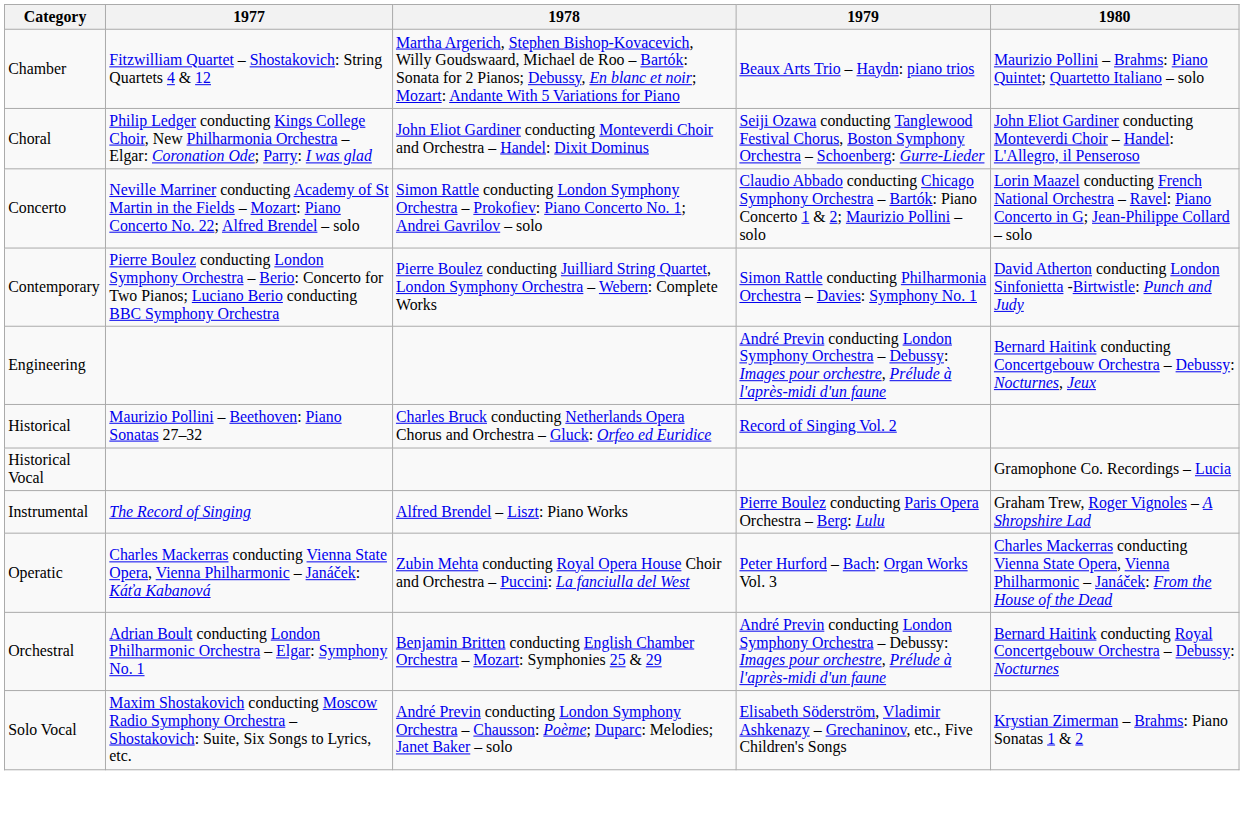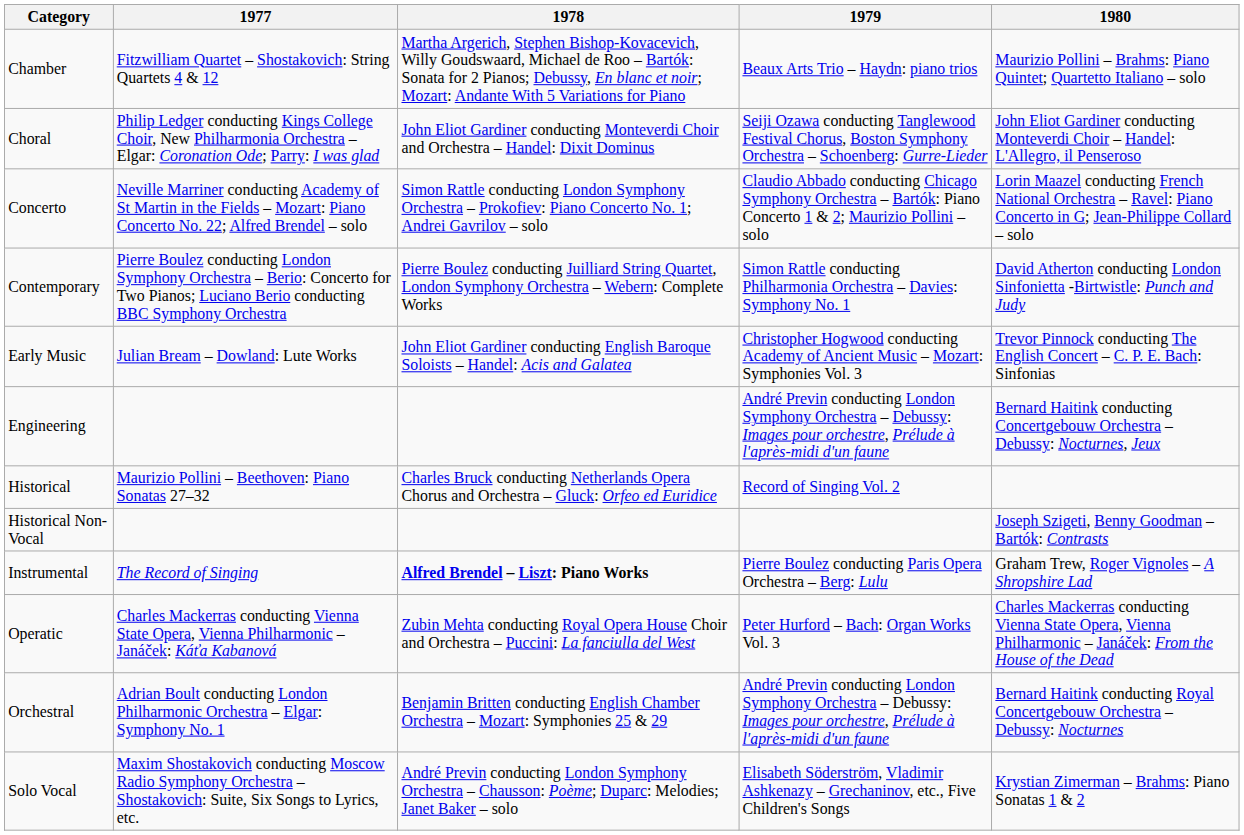+ row: (47, 356)
- row: (39, 469)
+ row: (58, 529)
(512, 512) normal -> (525, 572) bold
